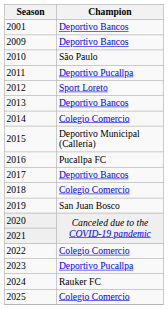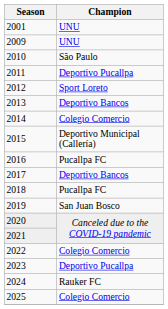(94, 27) Deportivo Bancos -> (69, 27) UNU
(94, 42) Deportivo Bancos -> (69, 42) UNU
(94, 190) Colegio Comercio -> (83, 190) Pucallpa FC
